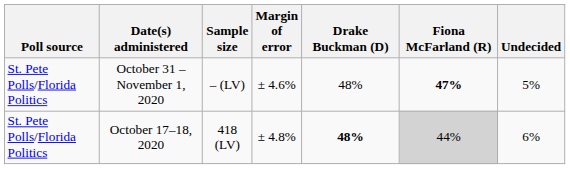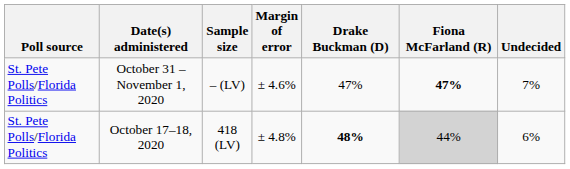(350, 84) 48% -> (350, 84) 47%
(531, 84) 5% -> (531, 84) 7%
